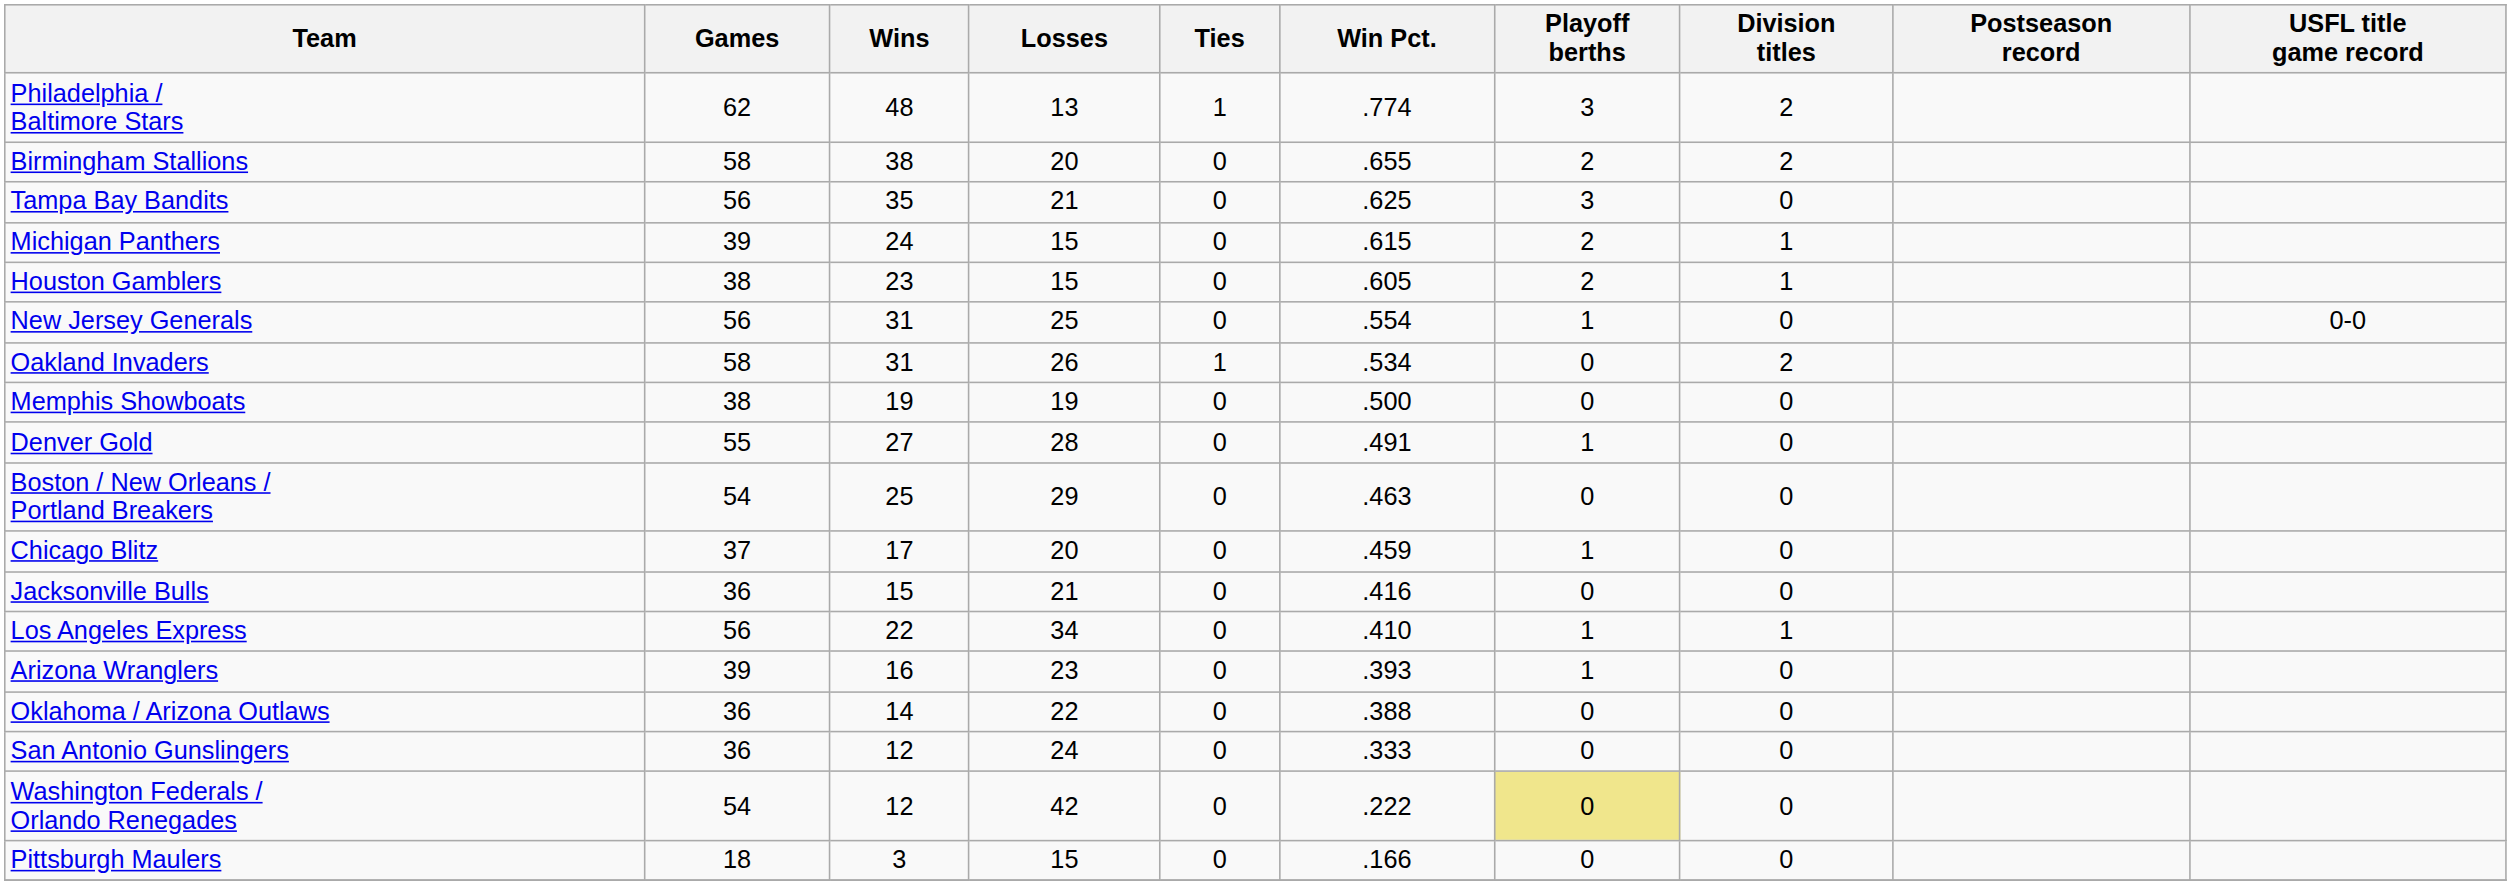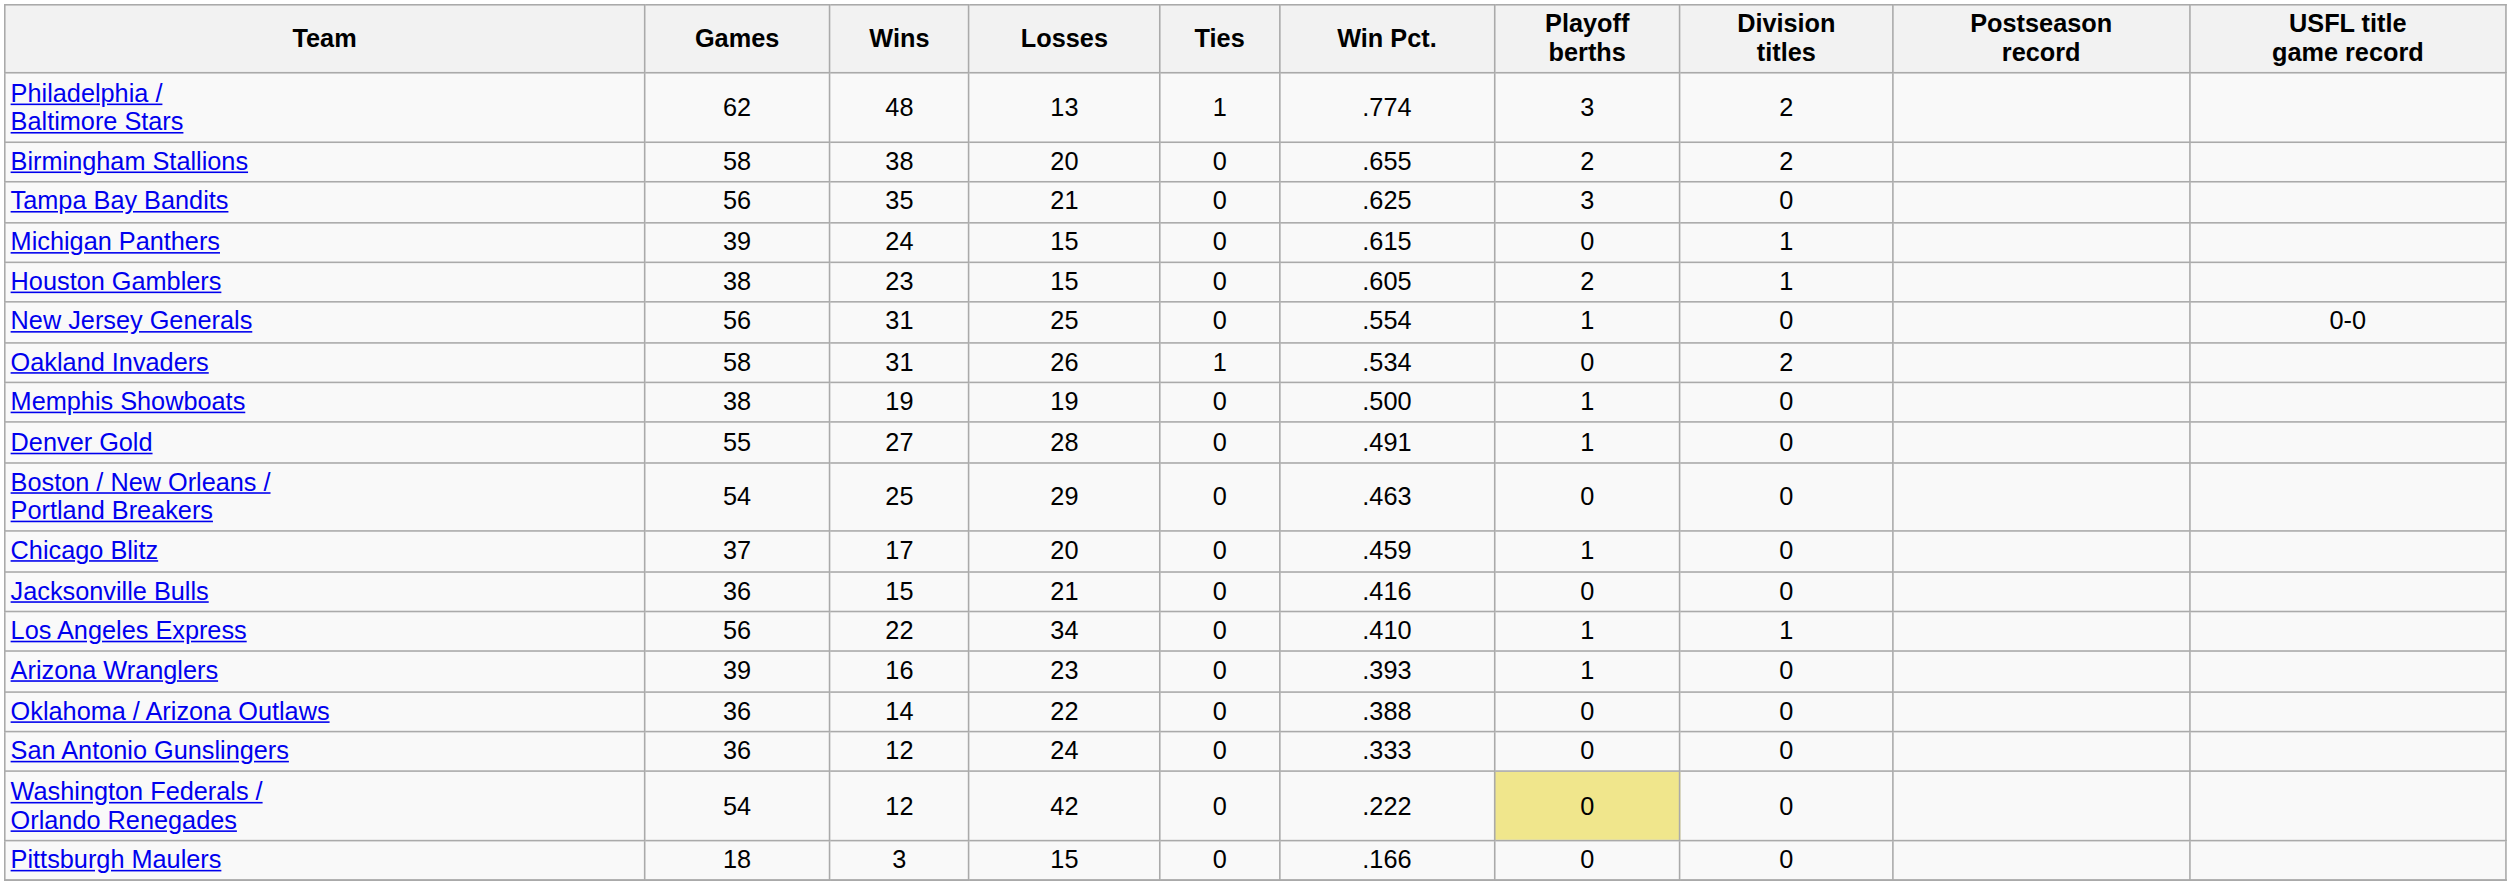(1587, 241) 2 -> (1587, 241) 0
(1587, 402) 0 -> (1587, 402) 1
